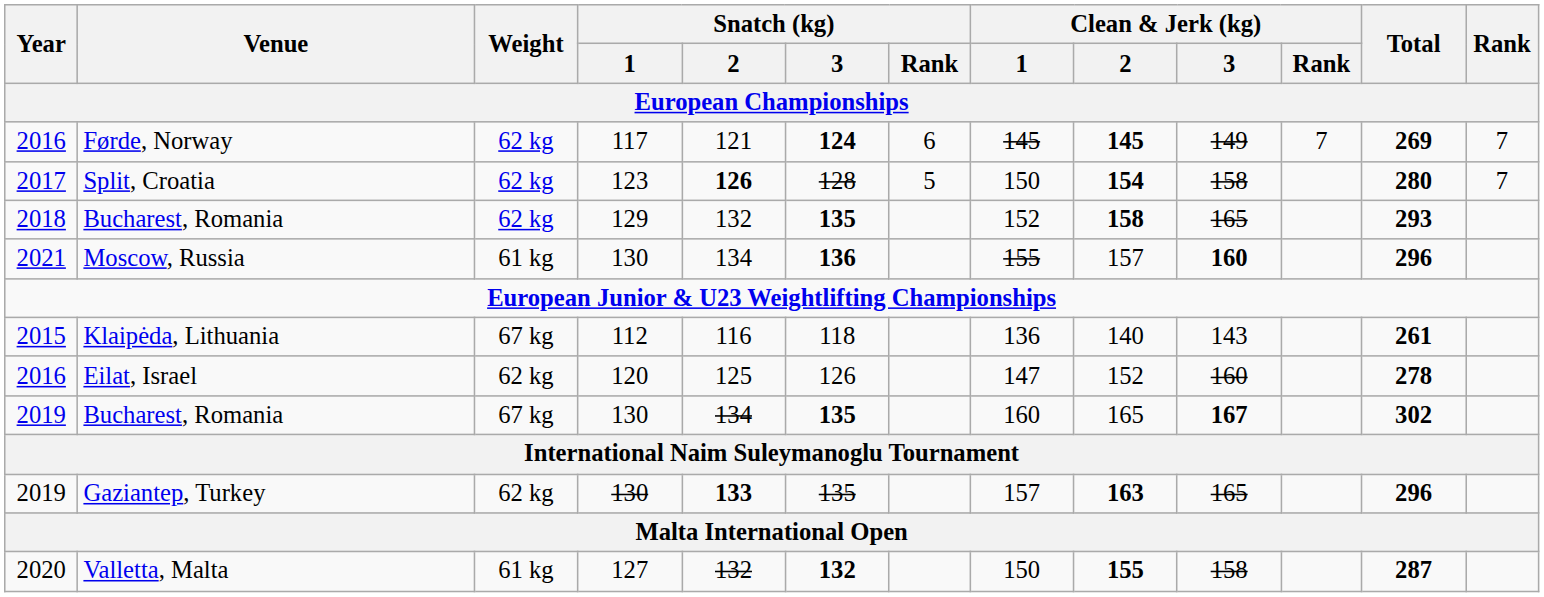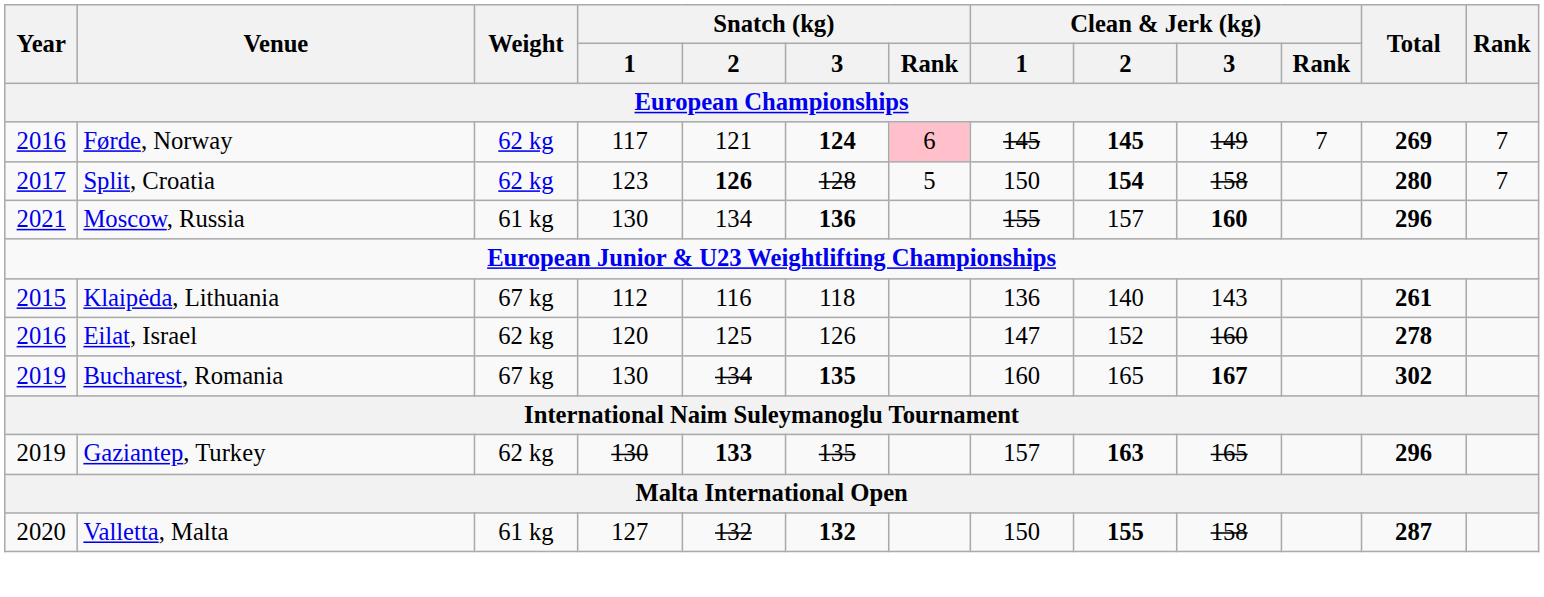(929, 141) no background -> (929, 141) pink background
- row: (41, 219)
